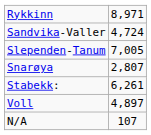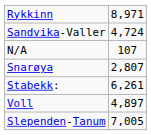rows swapped: (56, 50) <-> (17, 121)
